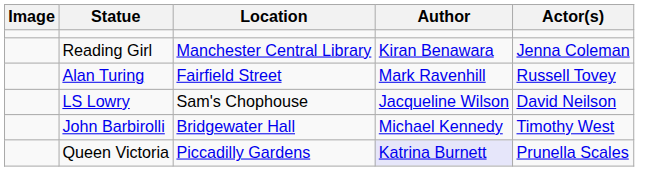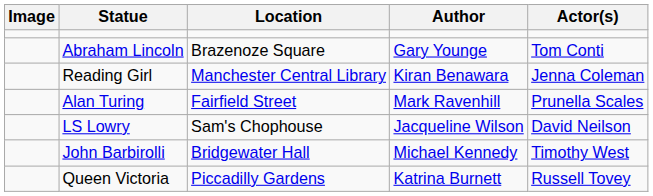+ row: (123, 50)
(566, 76) Russell Tovey -> (587, 101) Prunella Scales
(433, 152) lavender background -> (447, 178) no background
(573, 152) Prunella Scales -> (581, 178) Russell Tovey
